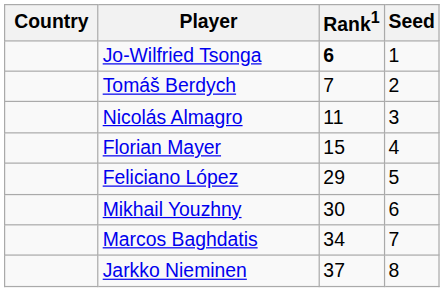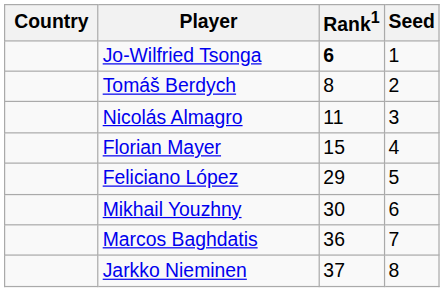(329, 86) 7 -> (329, 86) 8
(334, 240) 34 -> (334, 240) 36
